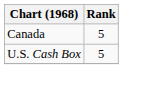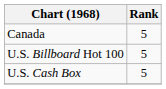+ row: (65, 53)
